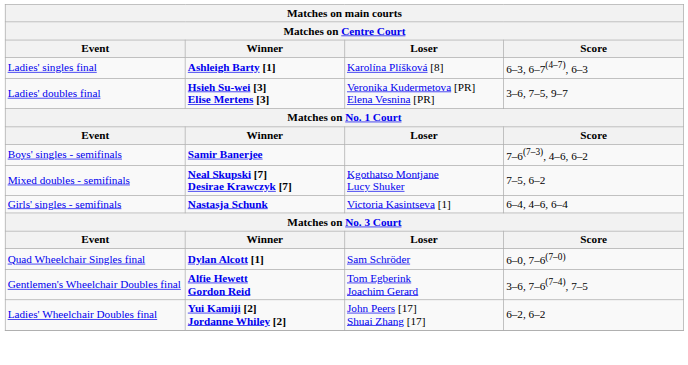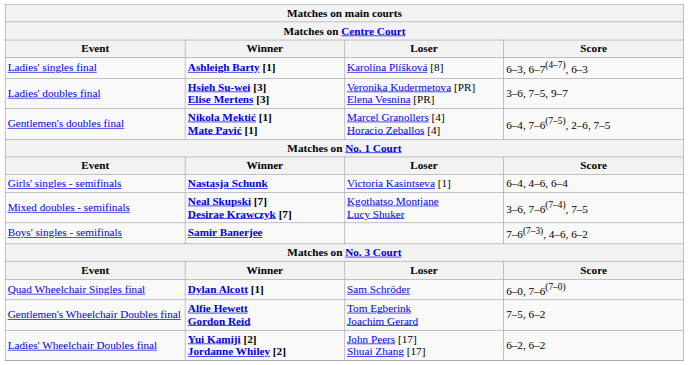+ row: (66, 124)
rows swapped: (65, 154) <-> (65, 204)
(526, 180) 7–5, 6–2 -> (547, 207) 3–6, 7–6(7–4), 7–5
(547, 284) 3–6, 7–6(7–4), 7–5 -> (526, 315) 7–5, 6–2
